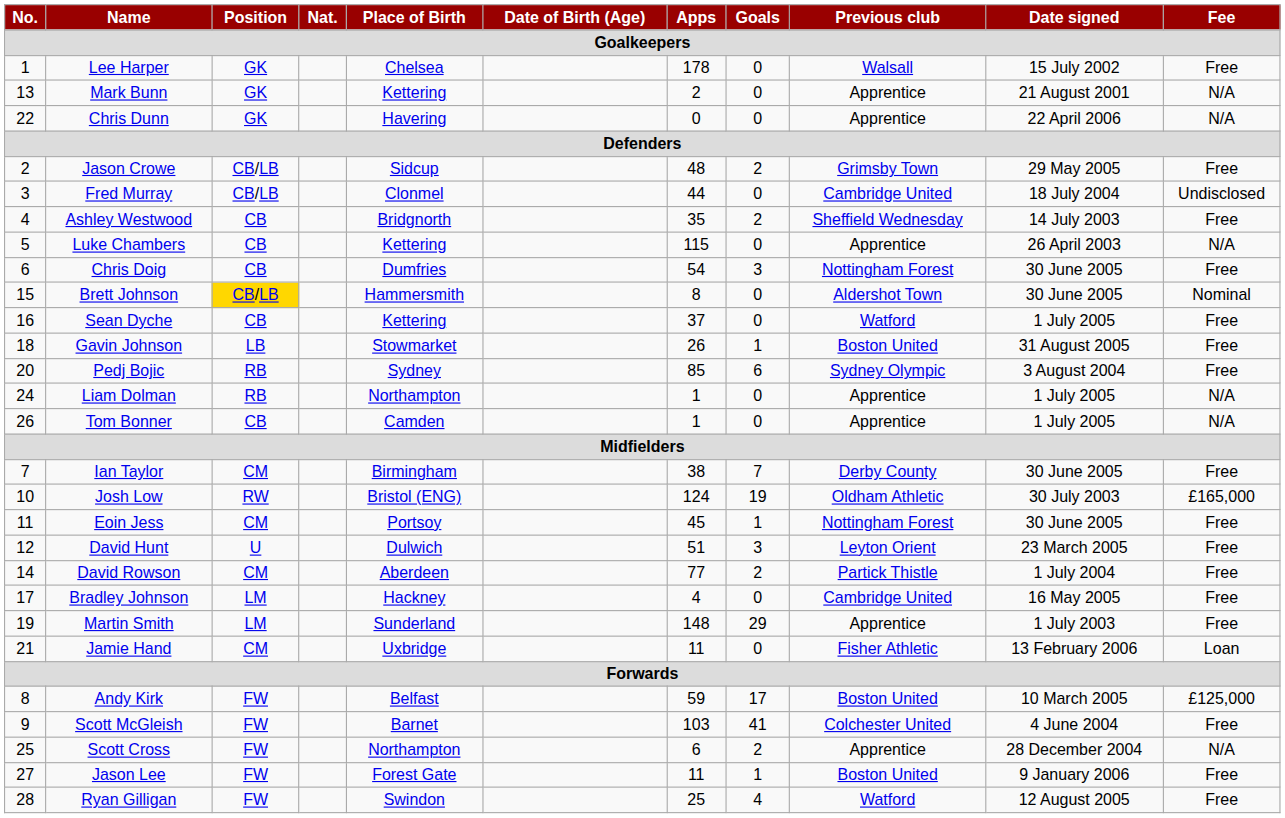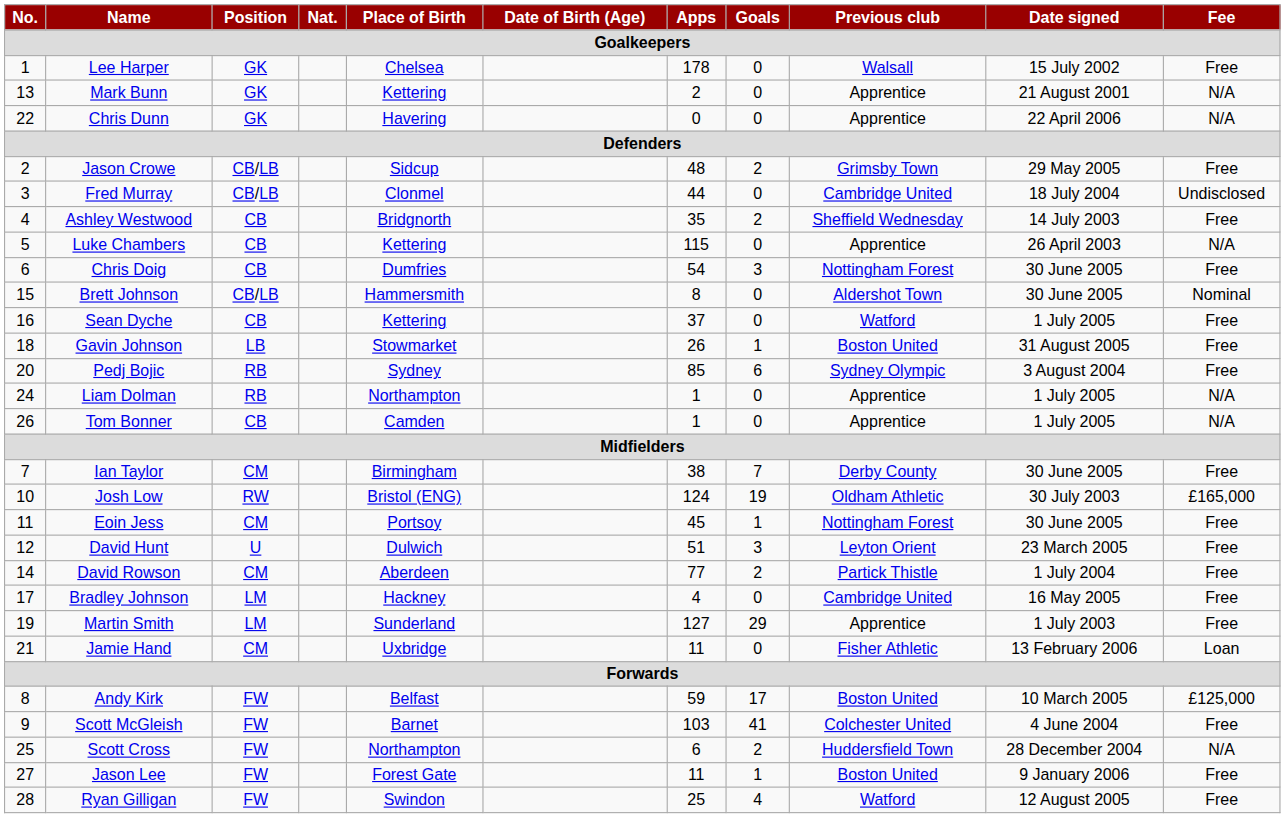(256, 295) gold background -> (256, 295) no background
(696, 624) 148 -> (696, 624) 127
(888, 750) Apprentice -> (888, 750) Huddersfield Town
